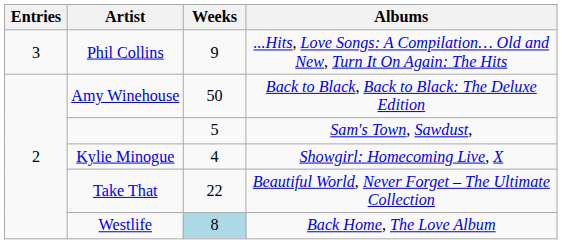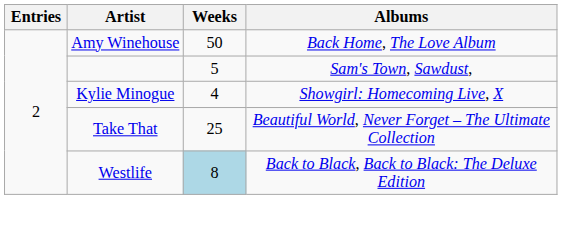- row: (125, 52)
(401, 95) Back to Black, Back to Black: The Deluxe Edition -> (401, 42) Back Home, The Love Album
(215, 190) 22 -> (215, 128) 25
(401, 225) Back Home, The Love Album -> (401, 172) Back to Black, Back to Black: The Deluxe Edition
